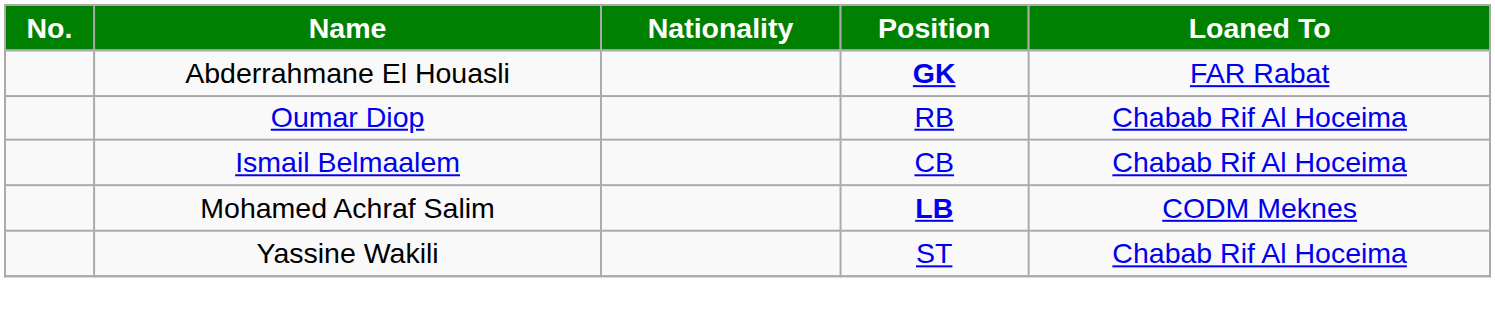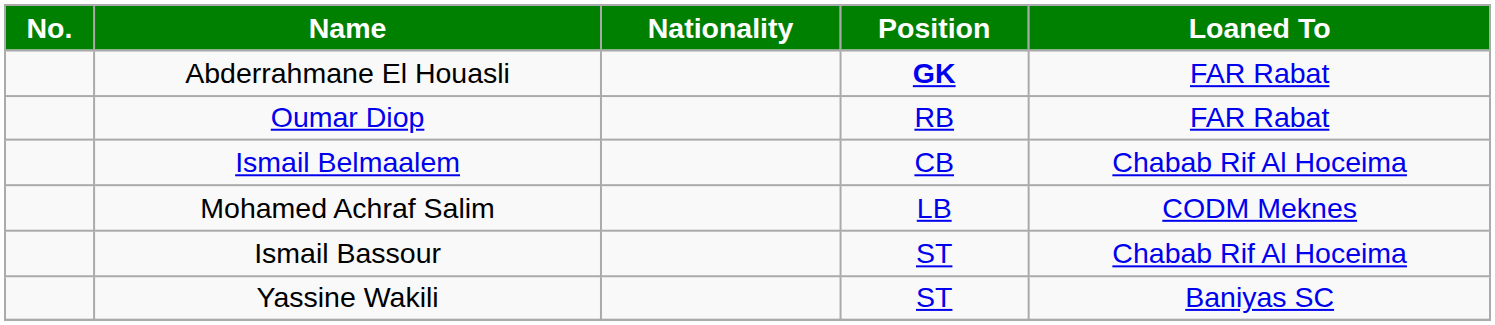(1260, 118) Chabab Rif Al Hoceima -> (1260, 118) FAR Rabat
(934, 208) bold -> (934, 208) normal
+ row: (348, 253)
(1260, 253) Chabab Rif Al Hoceima -> (1260, 298) Baniyas SC
